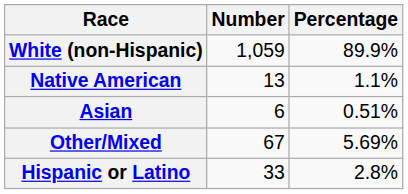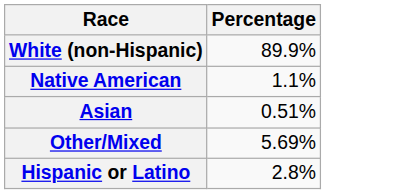- column: (248, 19)
